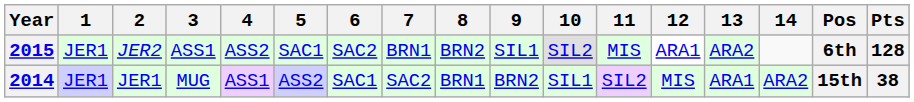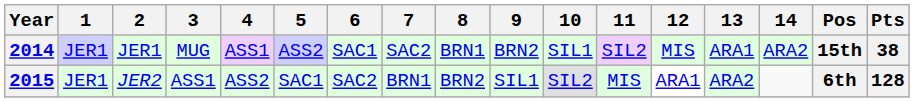rows swapped: (32, 81) <-> (32, 50)
